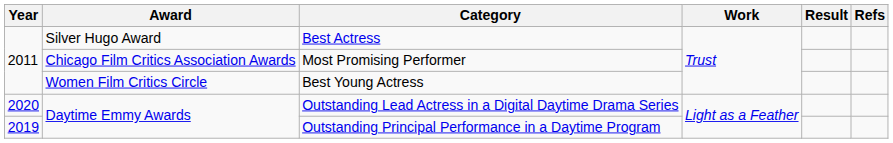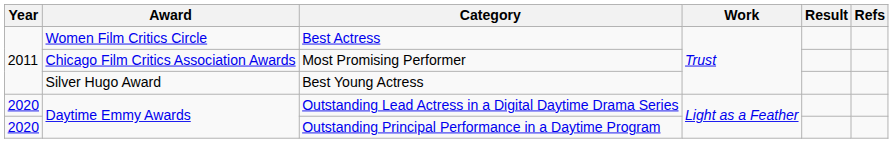(103, 37) Silver Hugo Award -> (126, 37) Women Film Critics Circle
(126, 82) Women Film Critics Circle -> (103, 82) Silver Hugo Award
(23, 127) 2019 -> (23, 127) 2020
